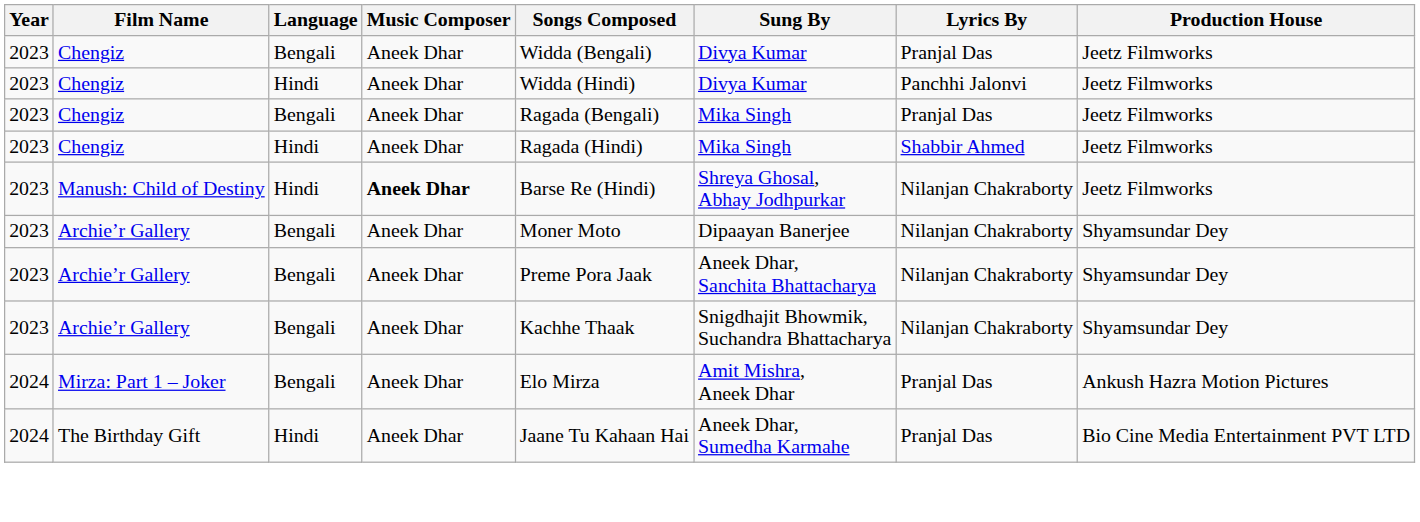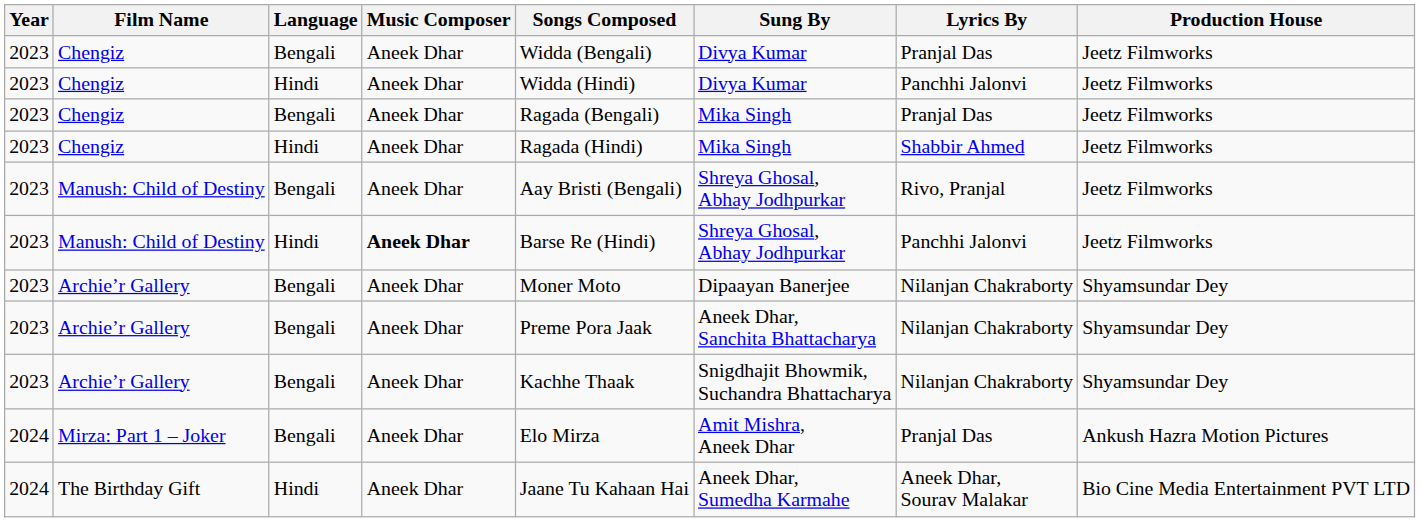+ row: (161, 188)
(987, 188) Nilanjan Chakraborty -> (964, 242) Panchhi Jalonvi
(947, 435) Pranjal Das -> (964, 489) Aneek Dhar, Sourav Malakar
